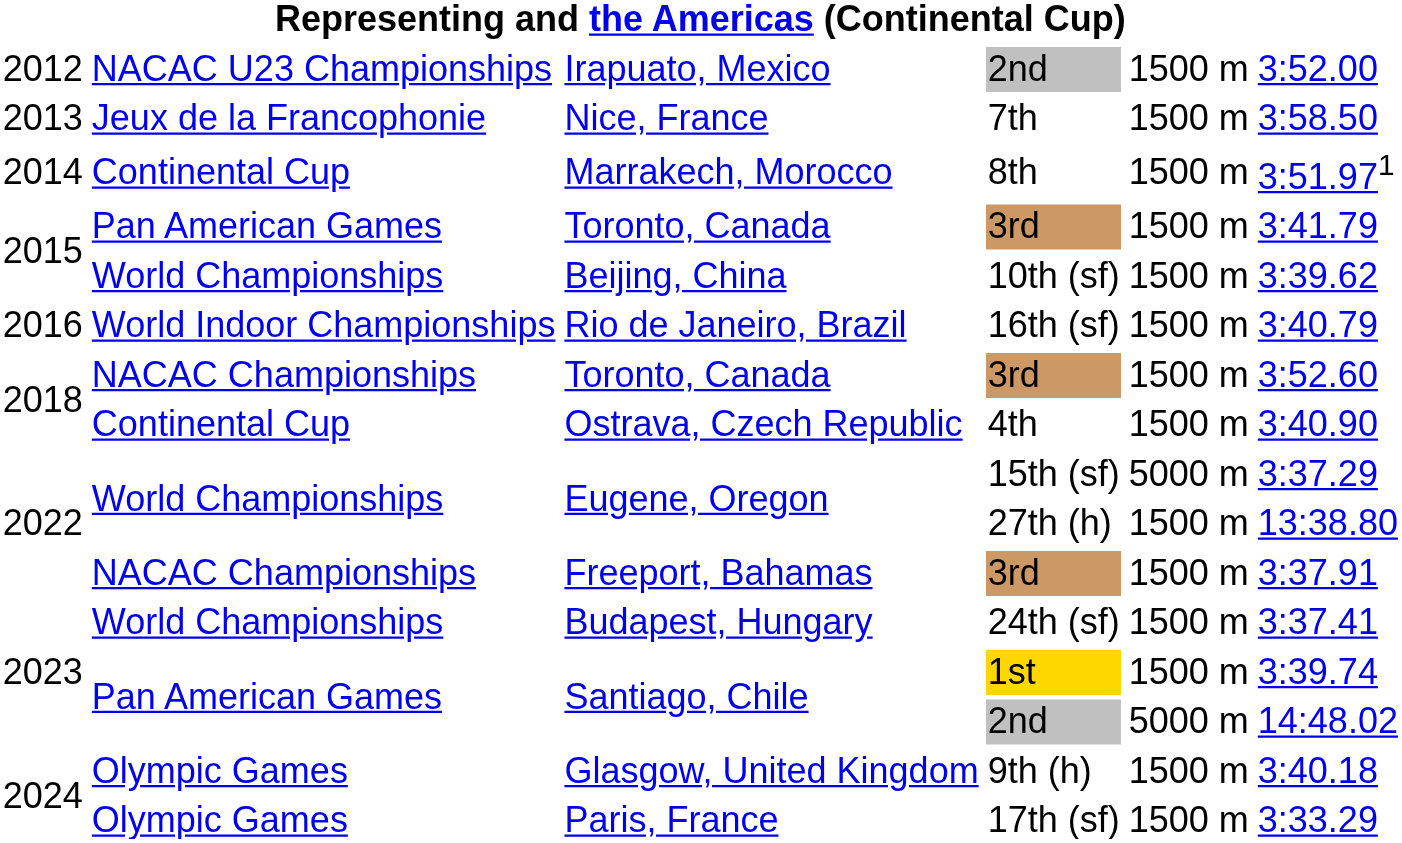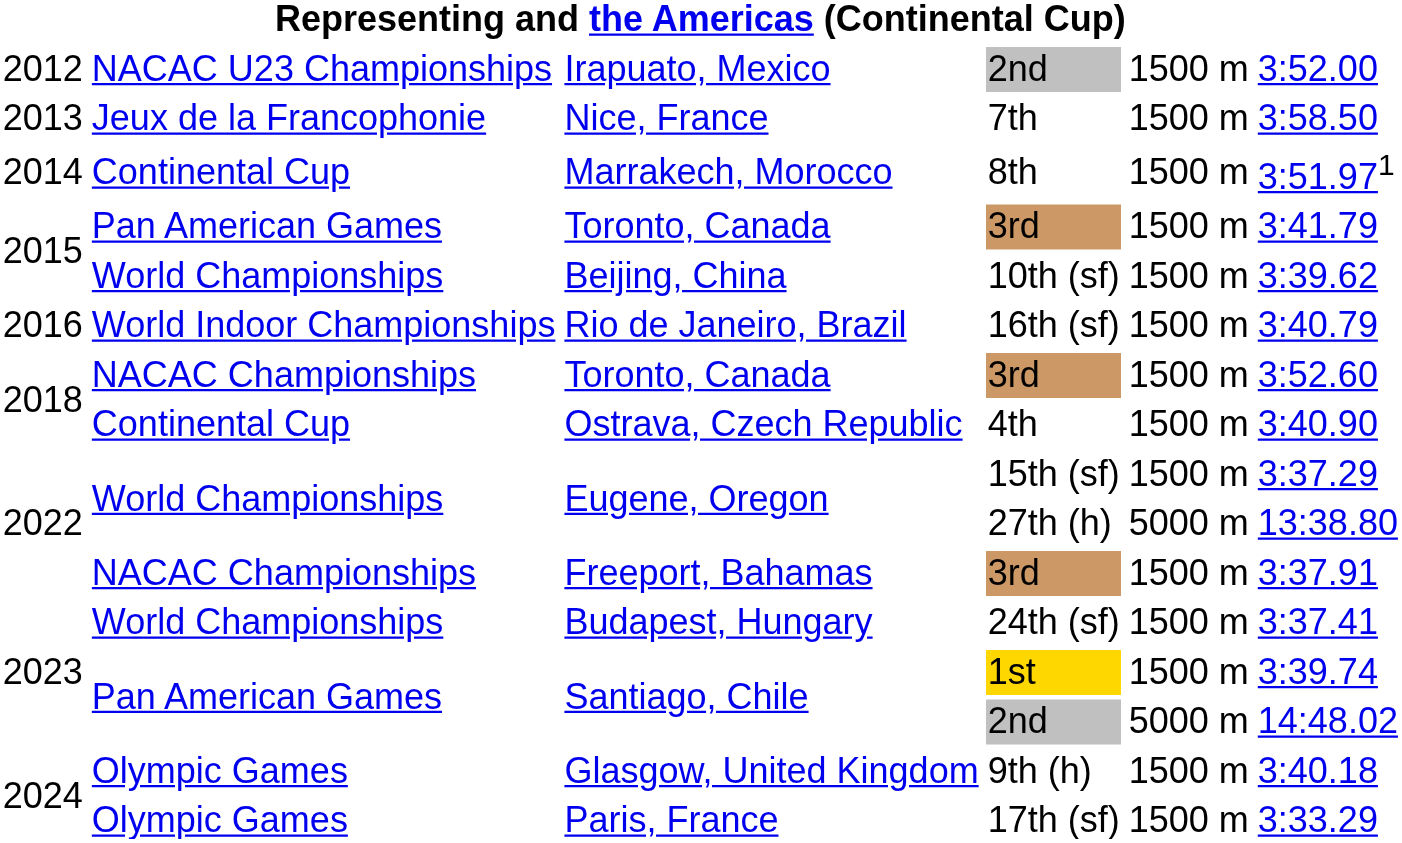(1189, 474) 5000 m -> (1189, 474) 1500 m
(1189, 524) 1500 m -> (1189, 524) 5000 m
